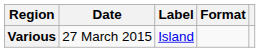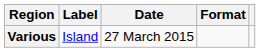columns swapped: (107, 15) <-> (176, 15)
